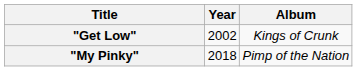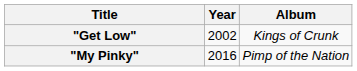(222, 55) 2018 -> (222, 55) 2016
